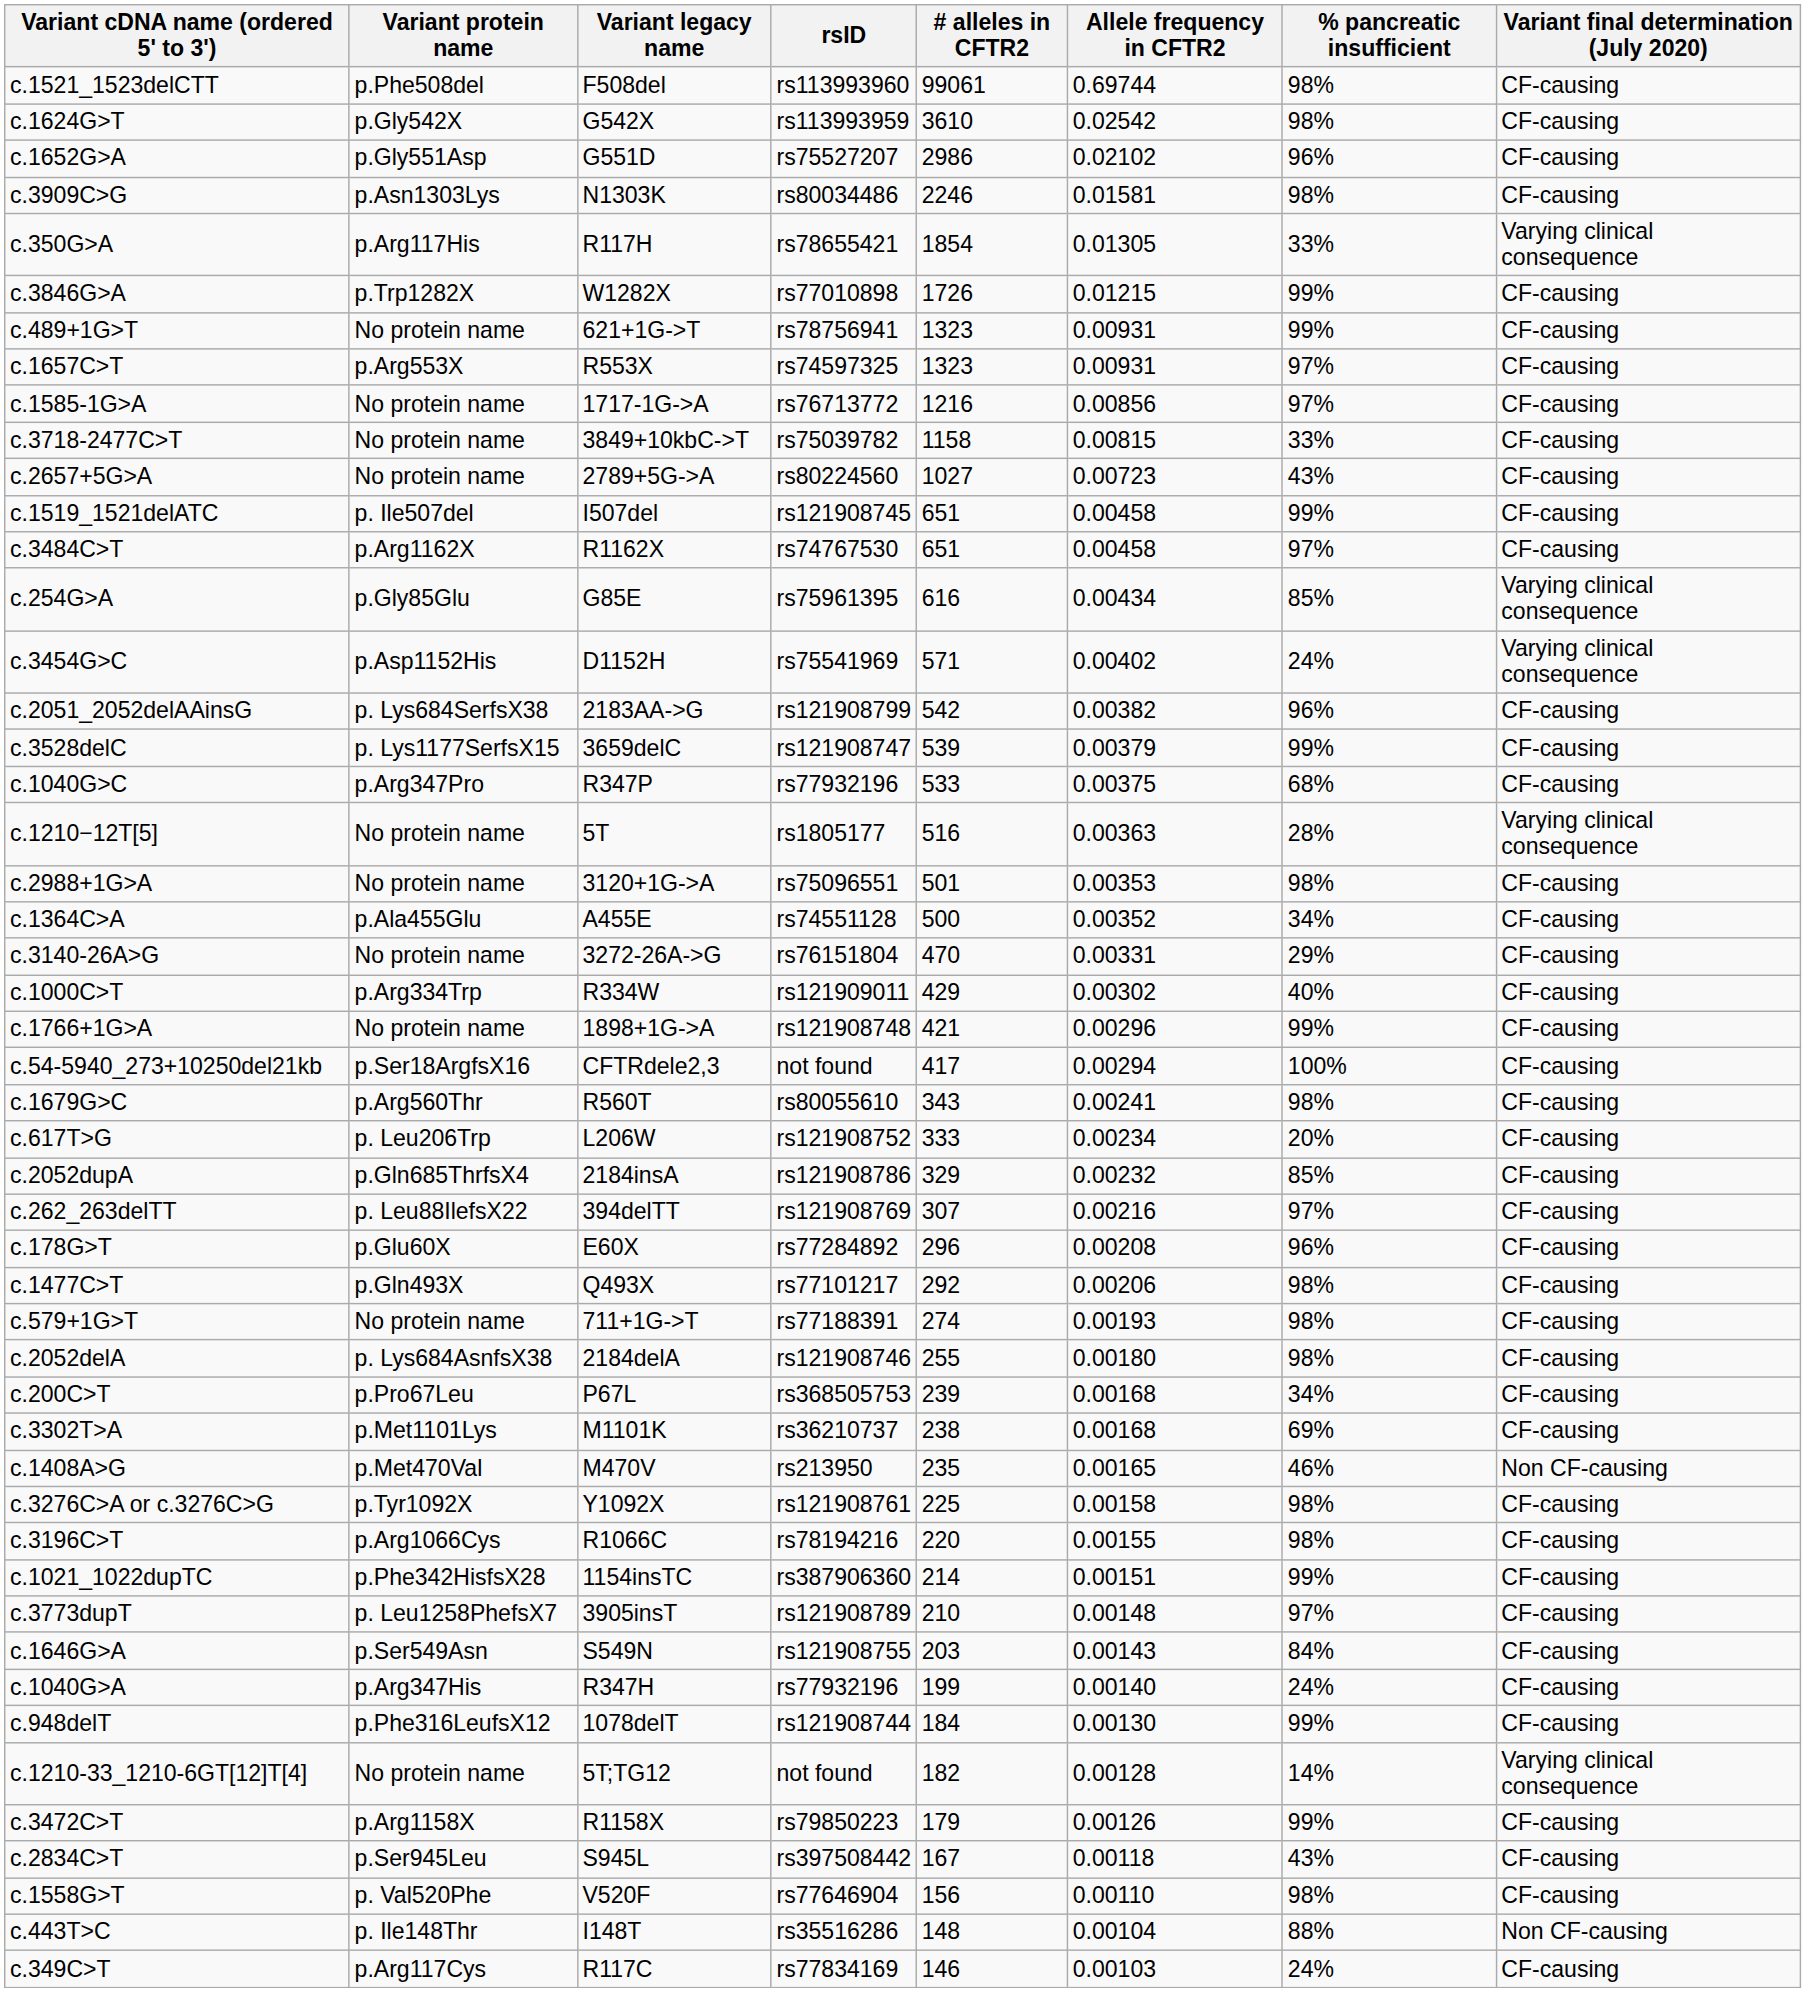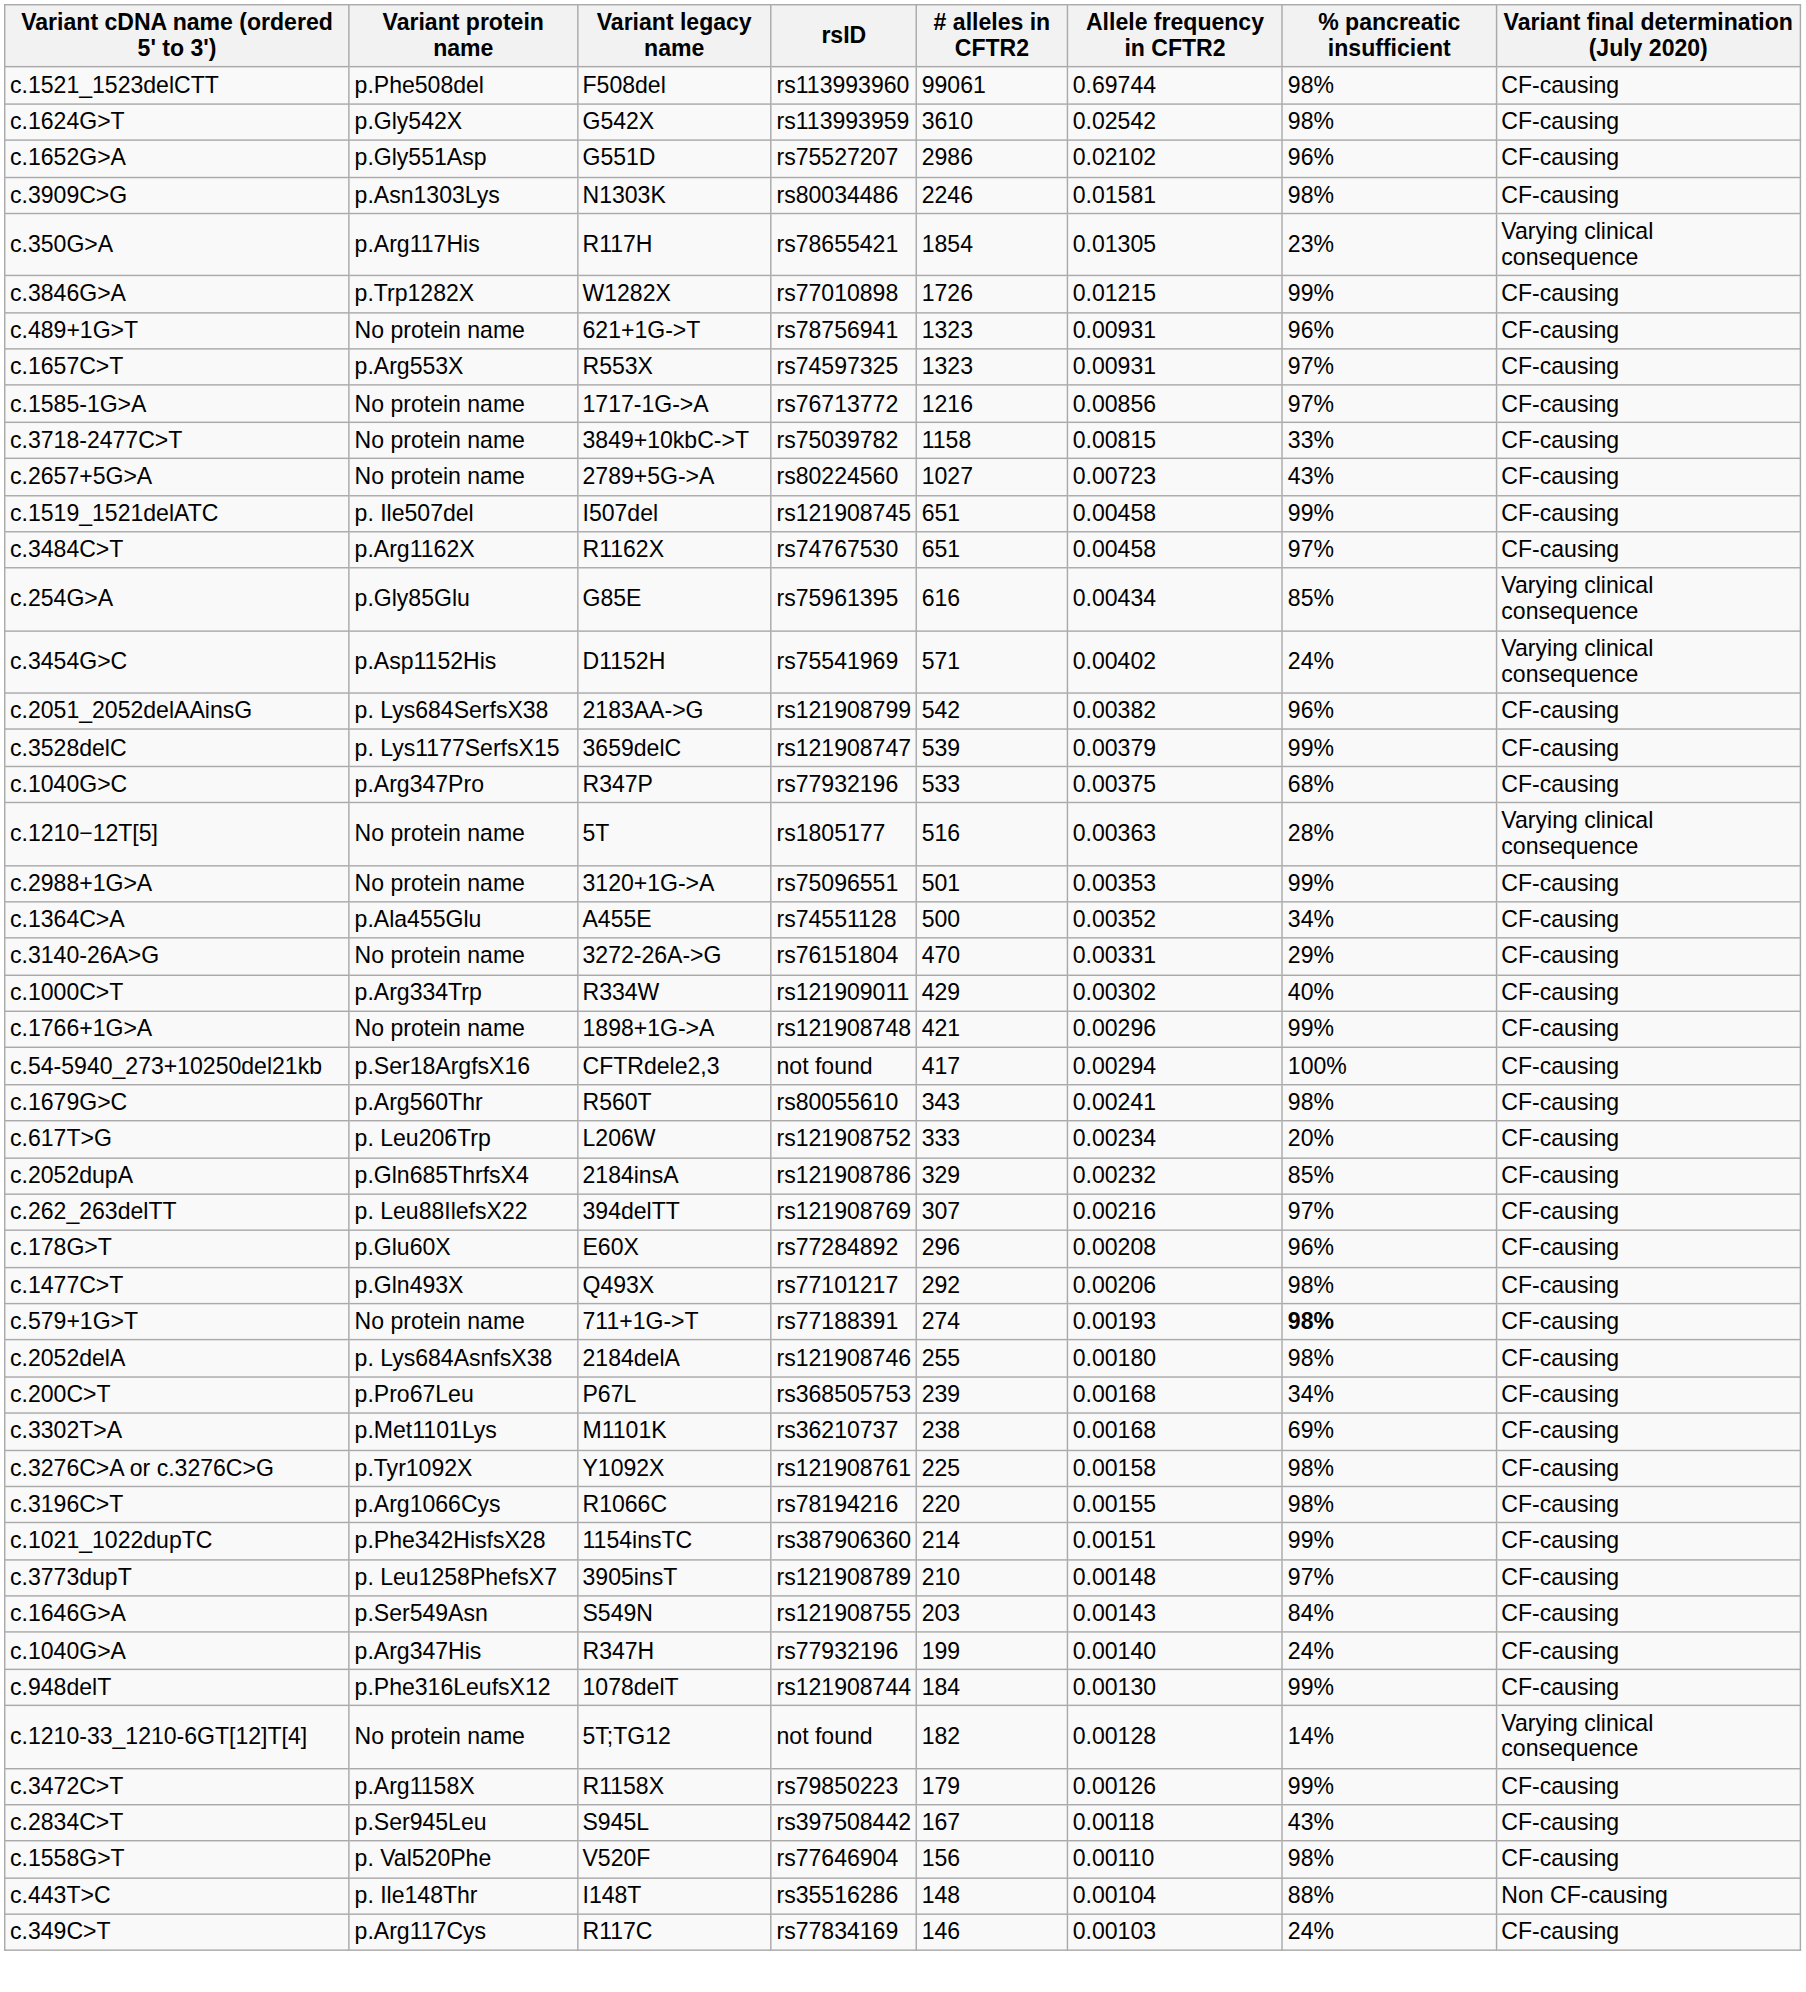(1311, 244) 33% -> (1311, 244) 23%
(1311, 330) 99% -> (1311, 330) 96%
(1311, 883) 98% -> (1311, 883) 99%
(1311, 1321) normal -> (1311, 1321) bold
- row: (68, 1467)
